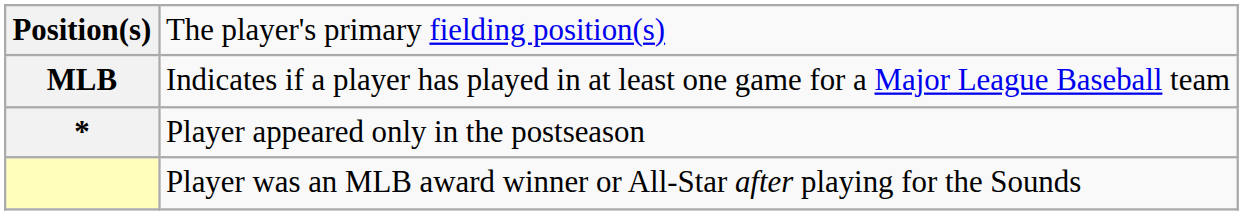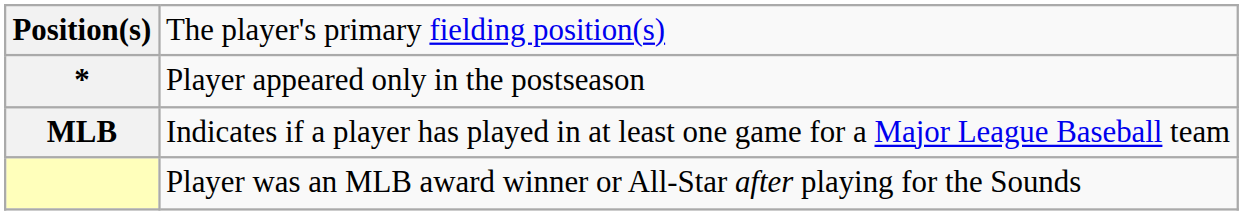rows swapped: (82, 80) <-> (82, 131)
